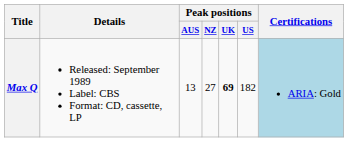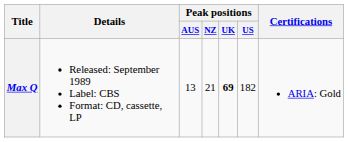(210, 87) 27 -> (210, 87) 21
(301, 94) lightblue background -> (301, 94) no background
